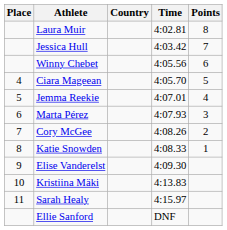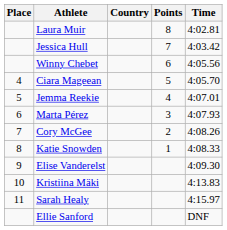columns swapped: (170, 13) <-> (206, 13)
